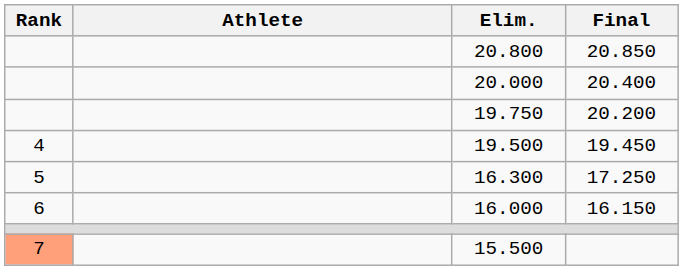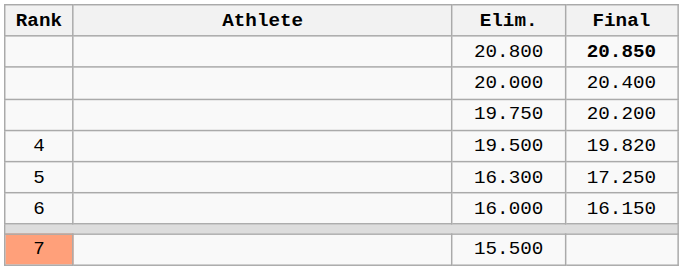(621, 52) normal -> (621, 52) bold
(621, 146) 19.450 -> (621, 146) 19.820
